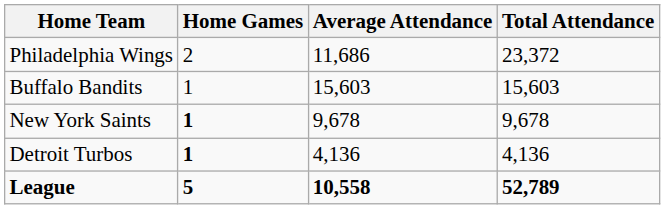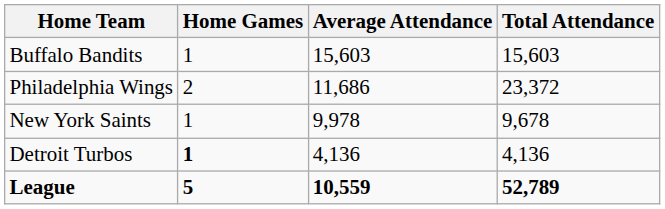rows swapped: (76, 87) <-> (91, 54)
(188, 120) bold -> (188, 120) normal
(336, 120) 9,678 -> (336, 120) 9,978
(342, 187) 10,558 -> (342, 187) 10,559
